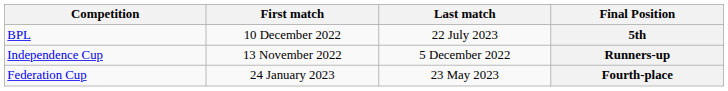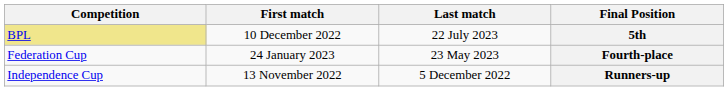(19, 34) no background -> (19, 34) khaki background
rows swapped: (637, 75) <-> (637, 55)
